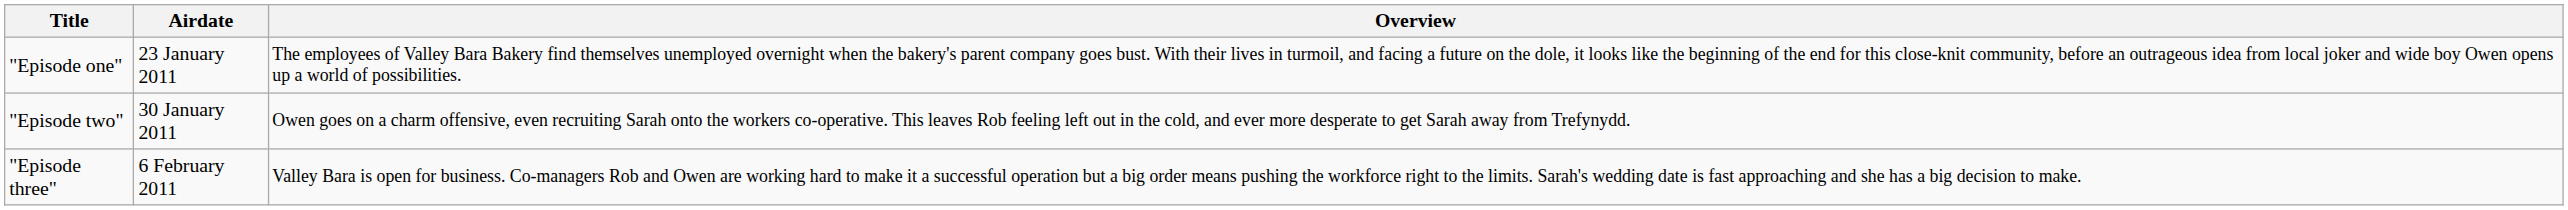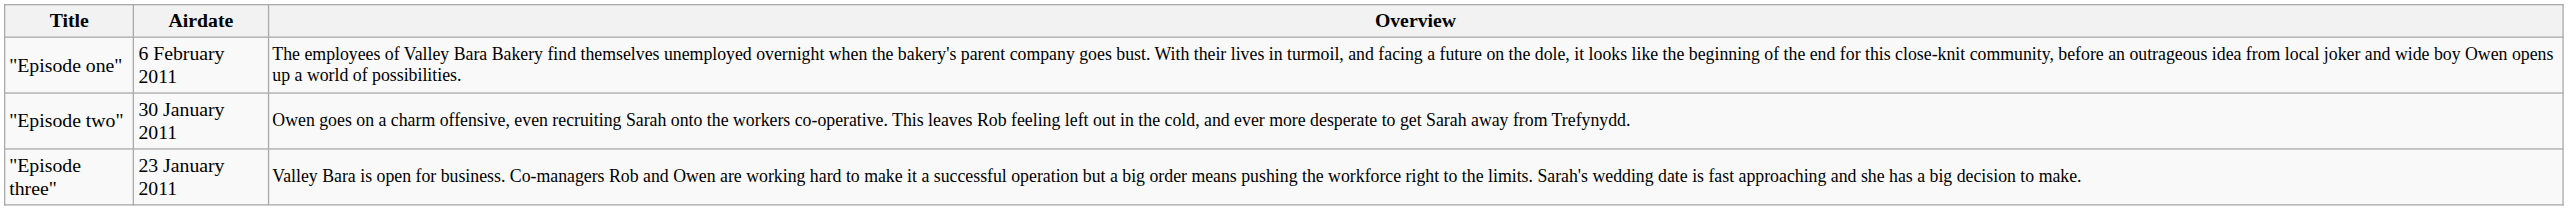(181, 65) 23 January 2011 -> (181, 65) 6 February 2011
(181, 177) 6 February 2011 -> (181, 177) 23 January 2011
